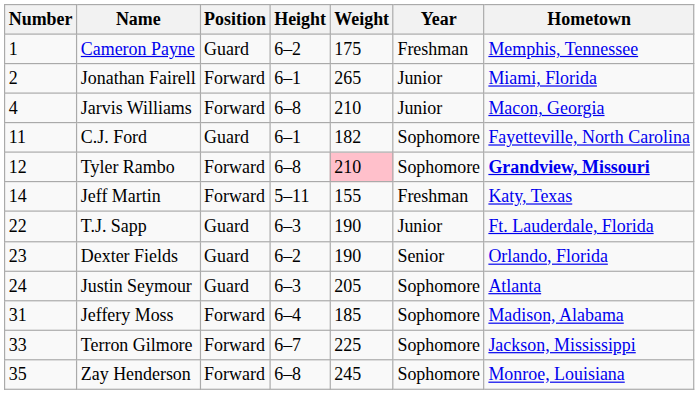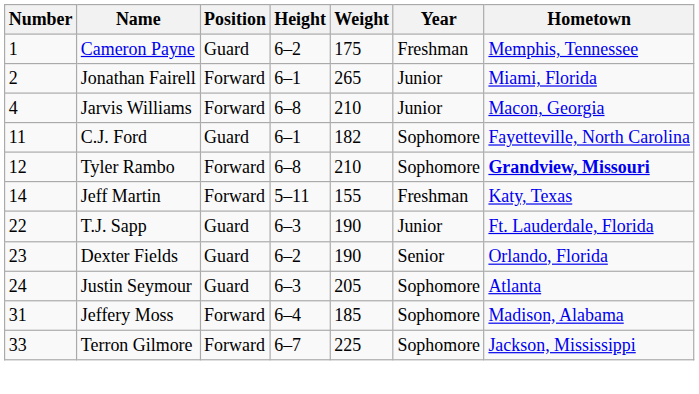(348, 167) pink background -> (348, 167) no background
- row: (136, 374)
